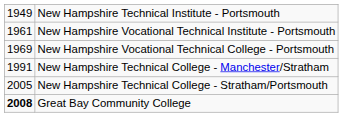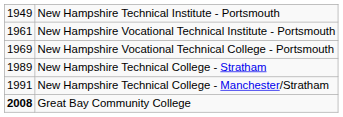+ row: (152, 67)
- row: (183, 85)
